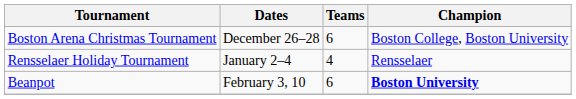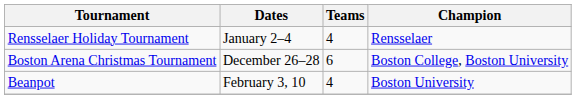rows swapped: (112, 37) <-> (98, 60)
(330, 82) 6 -> (330, 82) 4
(425, 82) bold -> (423, 82) normal
